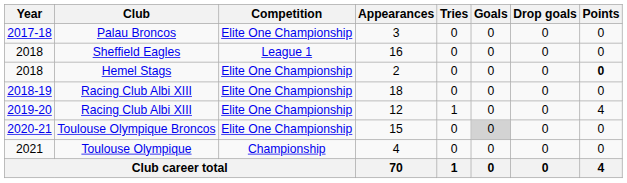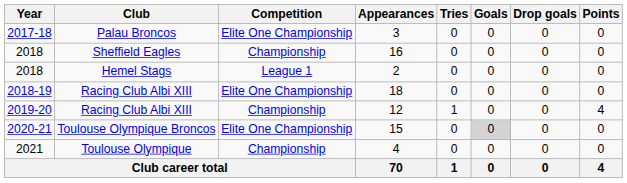(287, 52) League 1 -> (287, 52) Championship
(287, 71) Elite One Championship -> (287, 71) League 1
(601, 71) bold -> (601, 71) normal
(287, 110) Elite One Championship -> (287, 110) Championship
